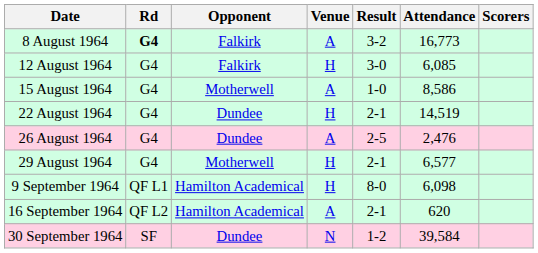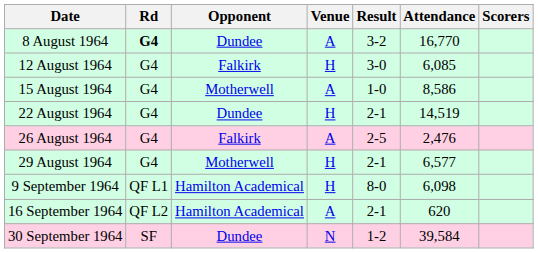(239, 41) Falkirk -> (240, 41) Dundee
(439, 41) 16,773 -> (439, 41) 16,770
(240, 138) Dundee -> (239, 138) Falkirk
